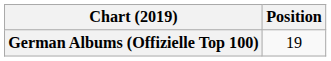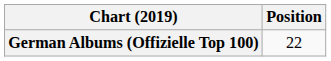(294, 42) 19 -> (294, 42) 22
